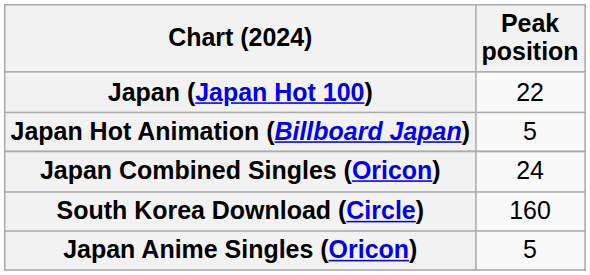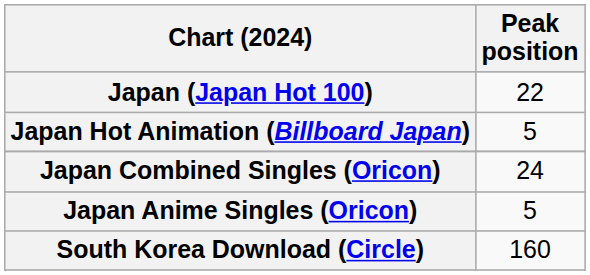rows swapped: (240, 250) <-> (240, 210)
